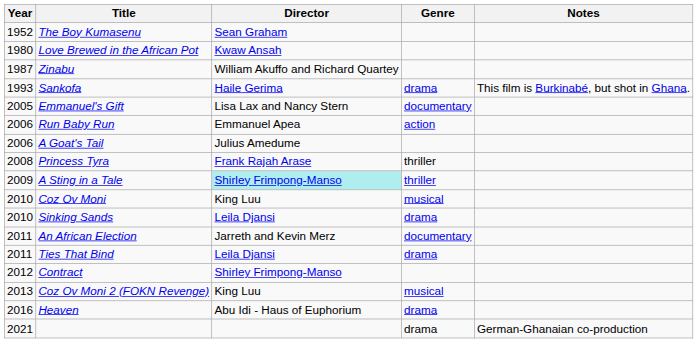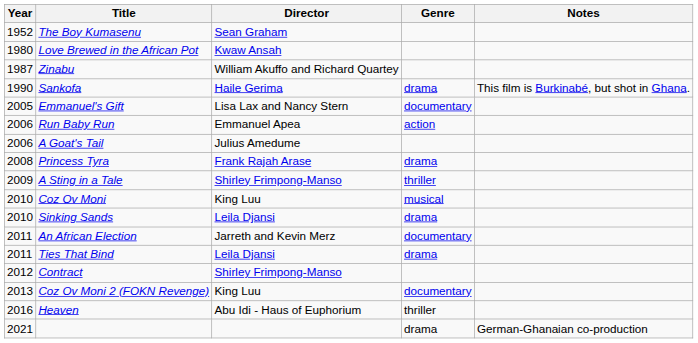(20, 87) 1993 -> (20, 87) 1990
(420, 161) thriller -> (421, 161) drama
(278, 180) paleturquoise background -> (278, 180) no background
(424, 291) musical -> (438, 291) documentary
(421, 310) drama -> (420, 310) thriller
